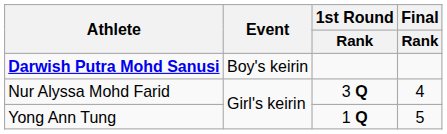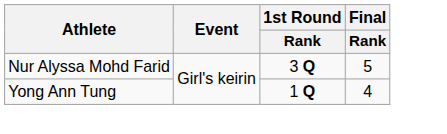- row: (114, 67)
(420, 92) 4 -> (368, 67) 5
(420, 117) 5 -> (368, 92) 4
